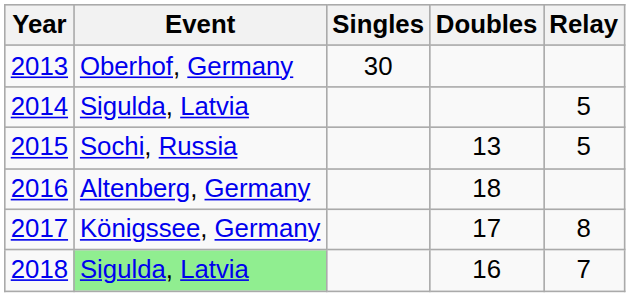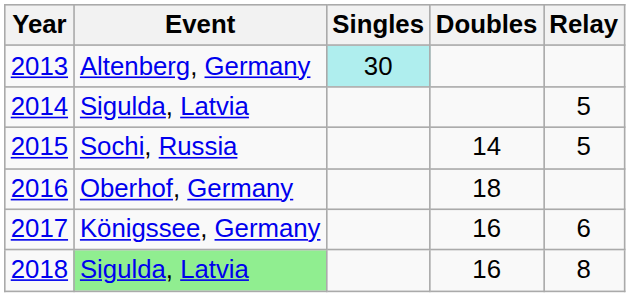(187, 65) Oberhof, Germany -> (195, 65) Altenberg, Germany
(378, 65) no background -> (378, 65) paleturquoise background
(487, 147) 13 -> (487, 147) 14
(195, 188) Altenberg, Germany -> (187, 188) Oberhof, Germany
(487, 229) 17 -> (487, 229) 16
(584, 229) 8 -> (584, 229) 6
(584, 270) 7 -> (584, 270) 8
